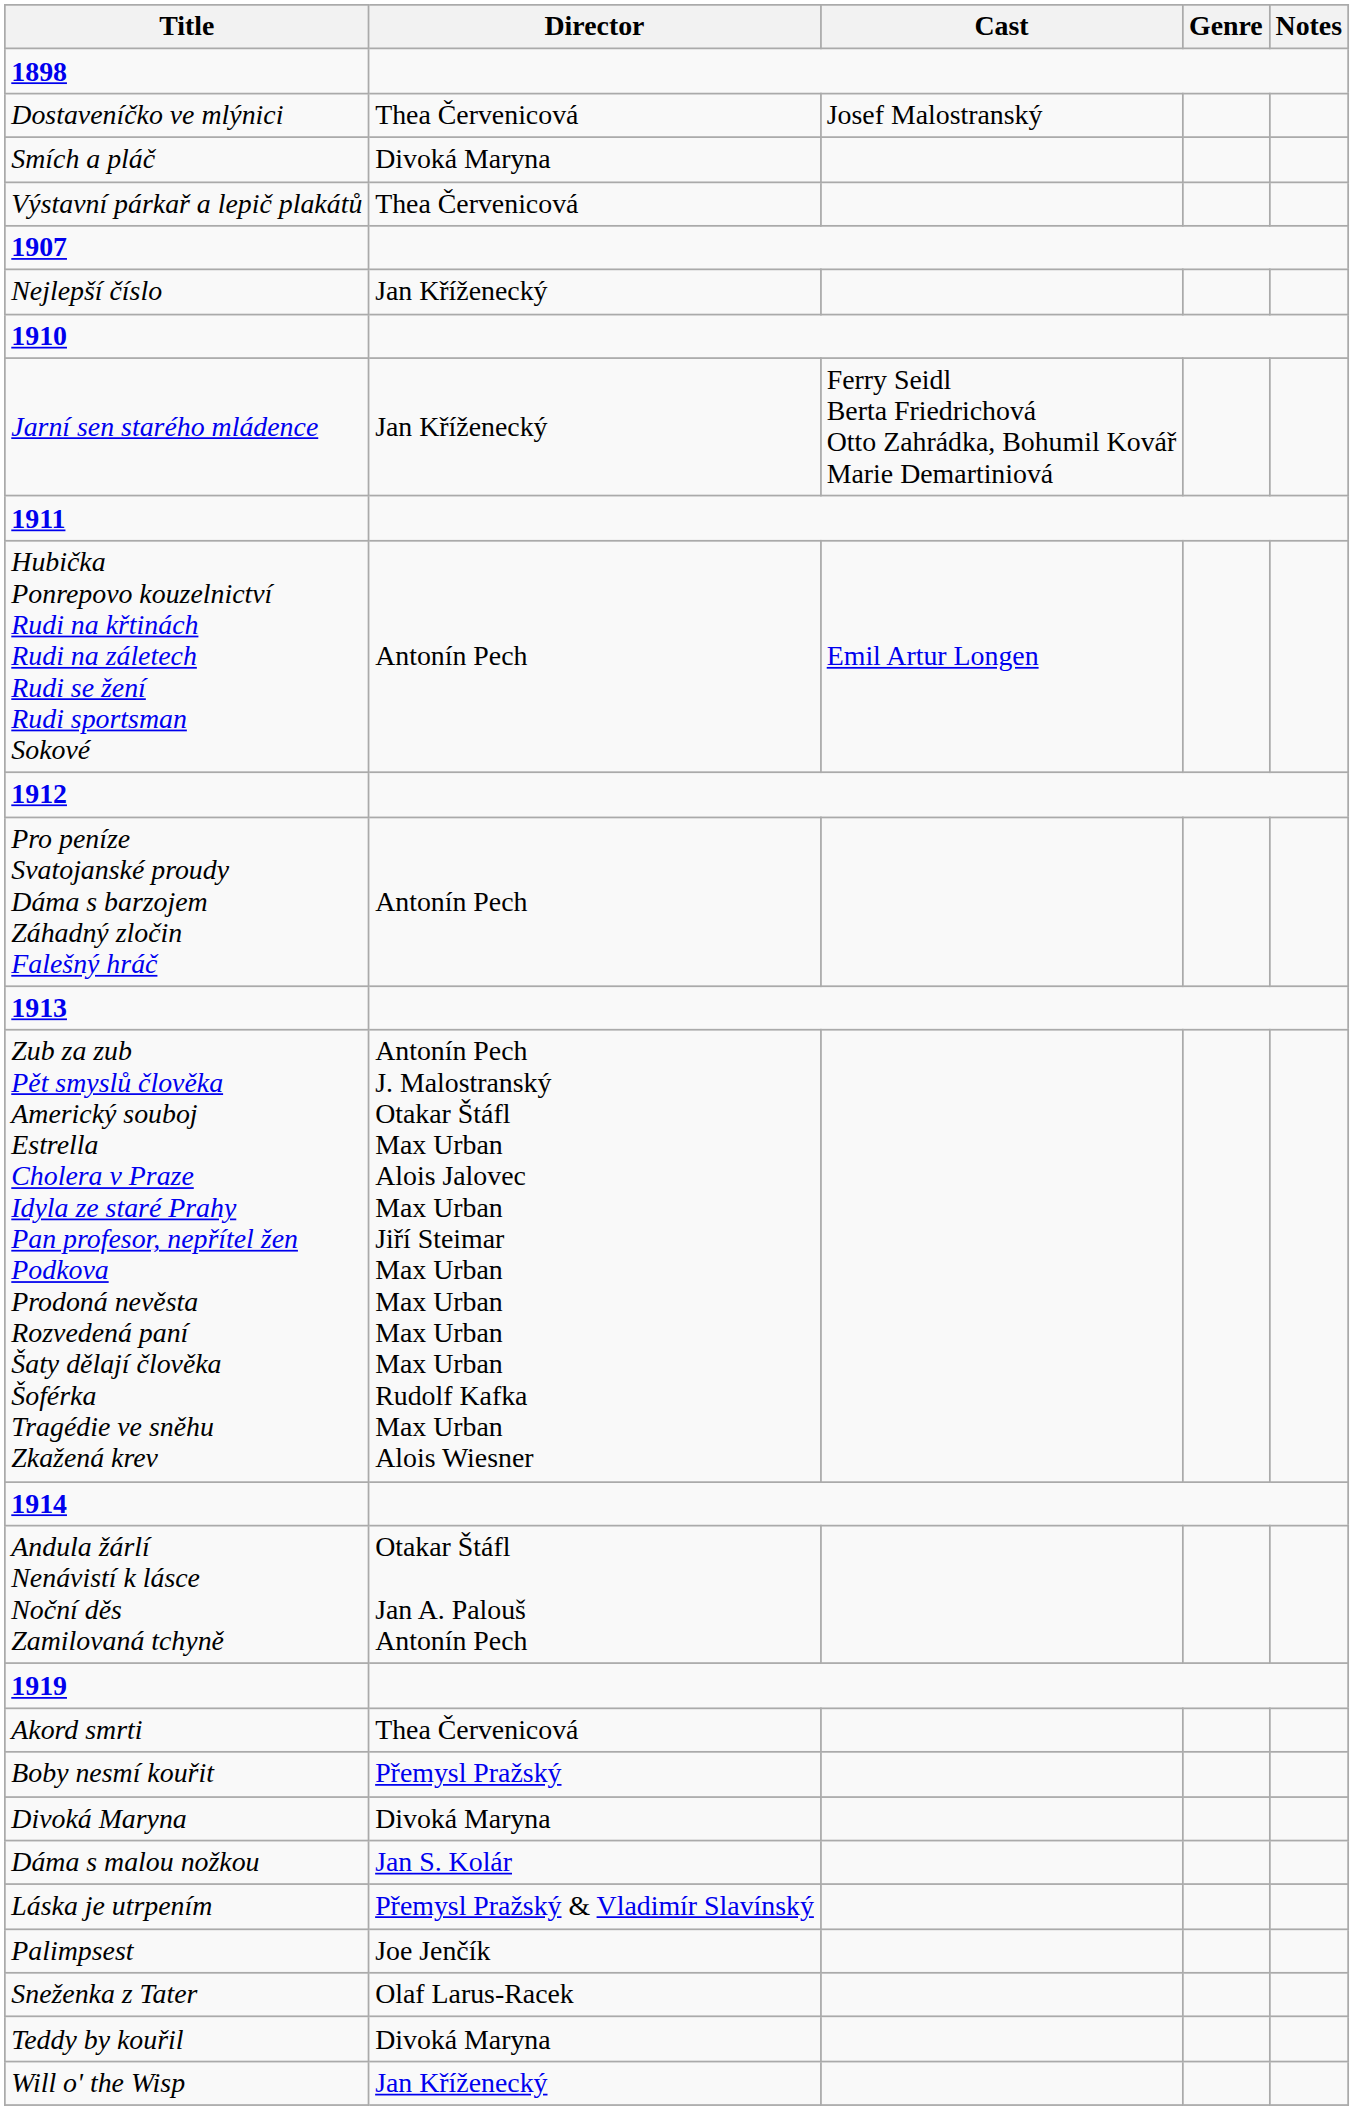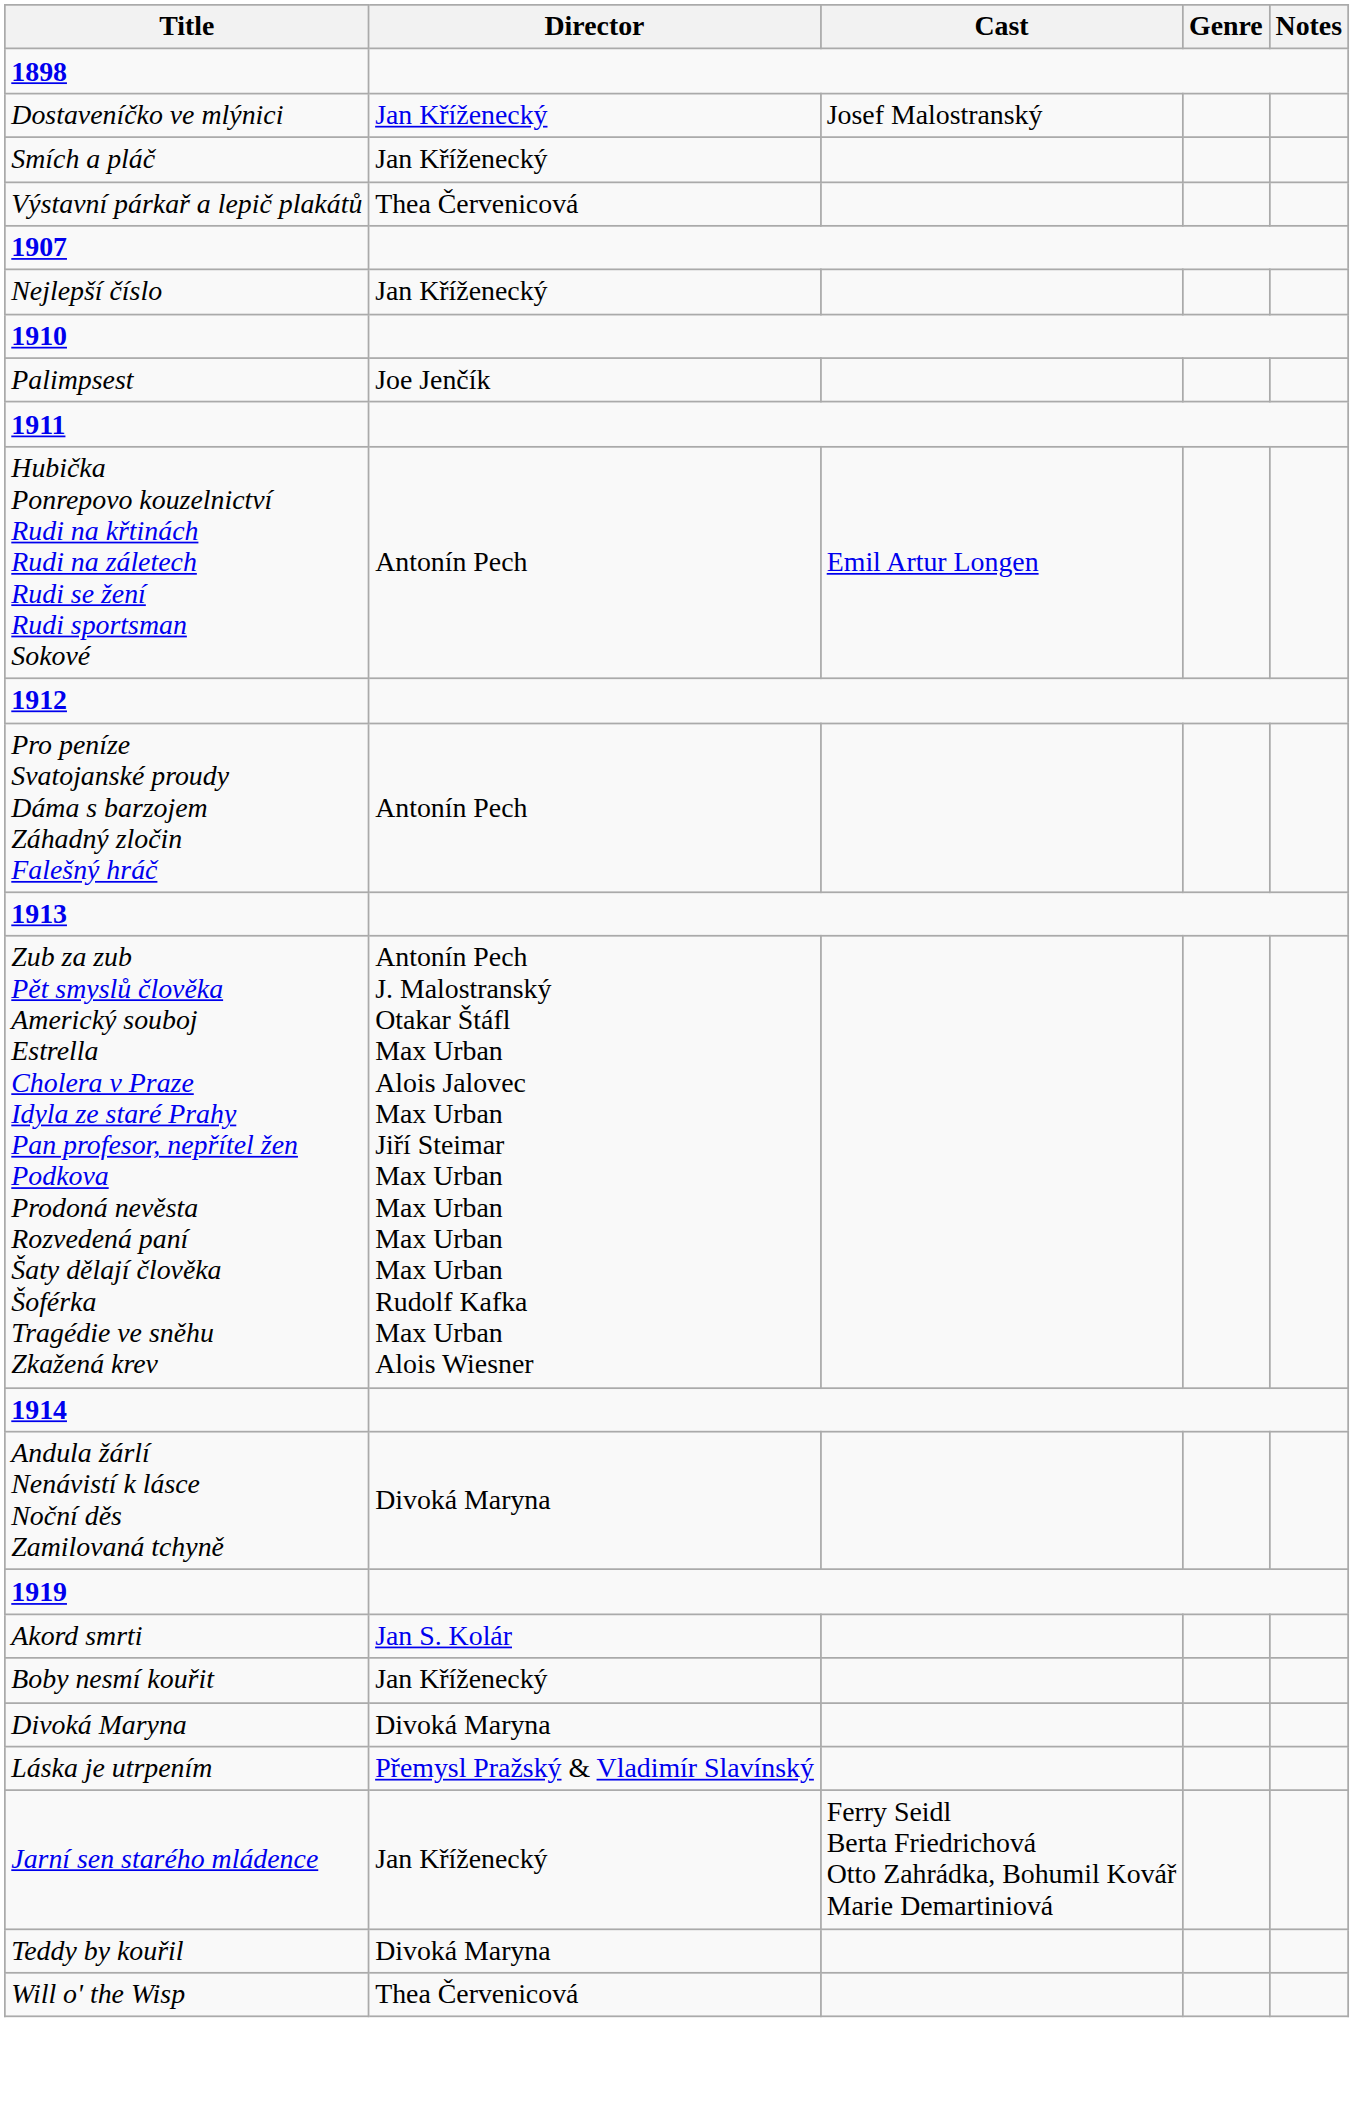(477, 114) Thea Červenicová -> (461, 114) Jan Kříženecký
(463, 159) Divoká Maryna -> (461, 159) Jan Kříženecký
rows swapped: (165, 426) <-> (72, 1950)
(451, 1594) Otakar Štáfl Jan A. Palouš Antonín Pech -> (463, 1500) Divoká Maryna
(477, 1729) Thea Červenicová -> (444, 1635) Jan S. Kolár
(468, 1773) Přemysl Pražský -> (461, 1679) Jan Kříženecký
- row: (135, 1862)
- row: (104, 1994)
(461, 2082) Jan Kříženecký -> (477, 1994) Thea Červenicová
